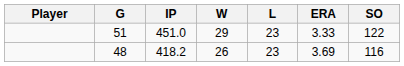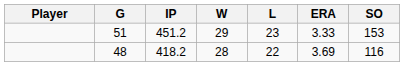(171, 33) 451.0 -> (171, 33) 451.2
(374, 33) 122 -> (374, 33) 153
(222, 52) 26 -> (222, 52) 28
(273, 52) 23 -> (273, 52) 22
